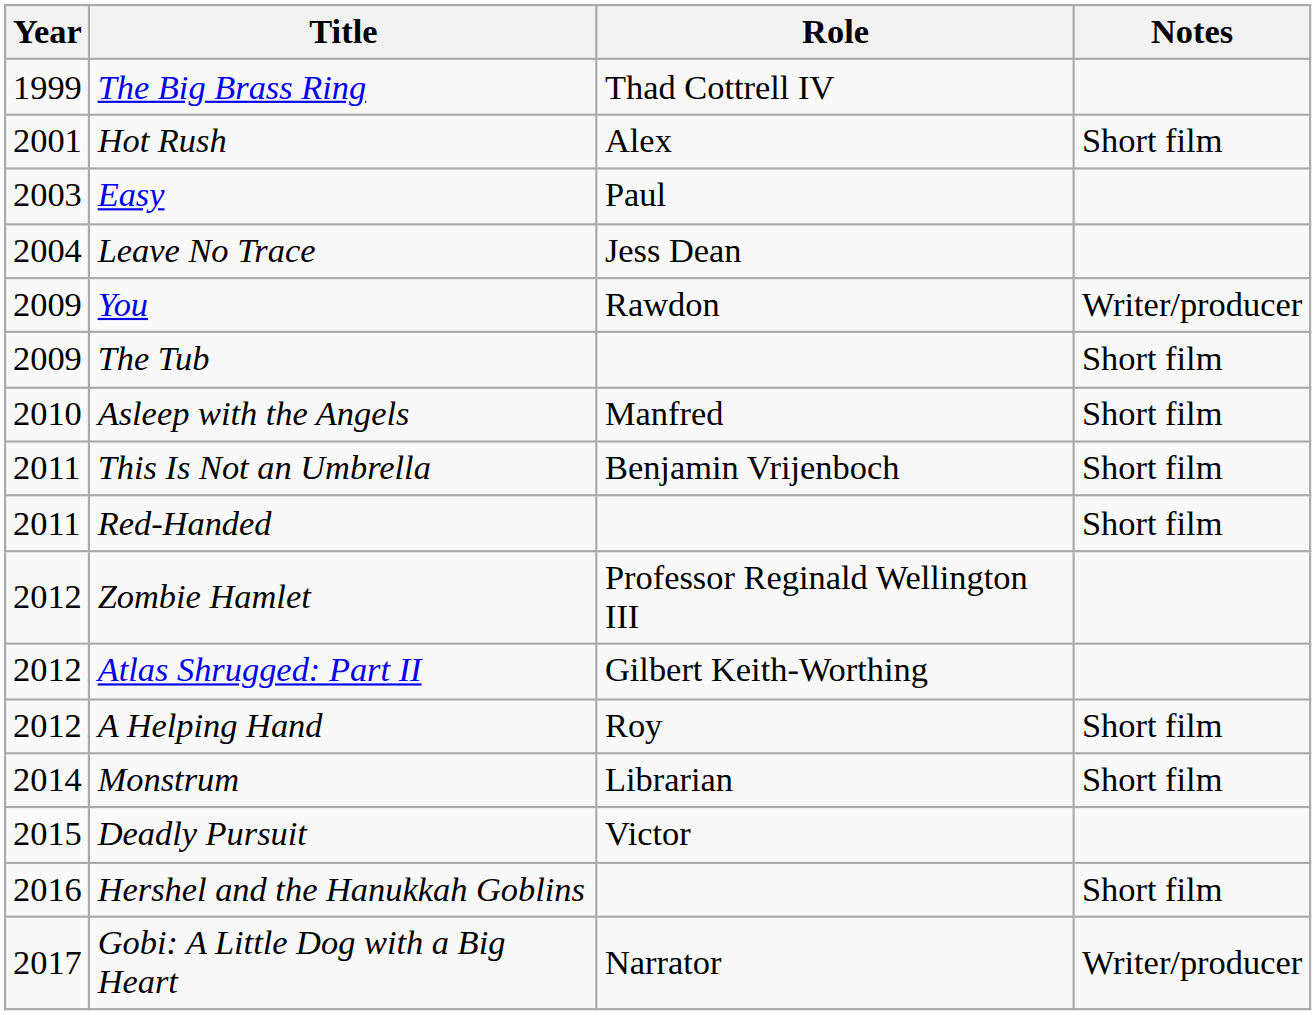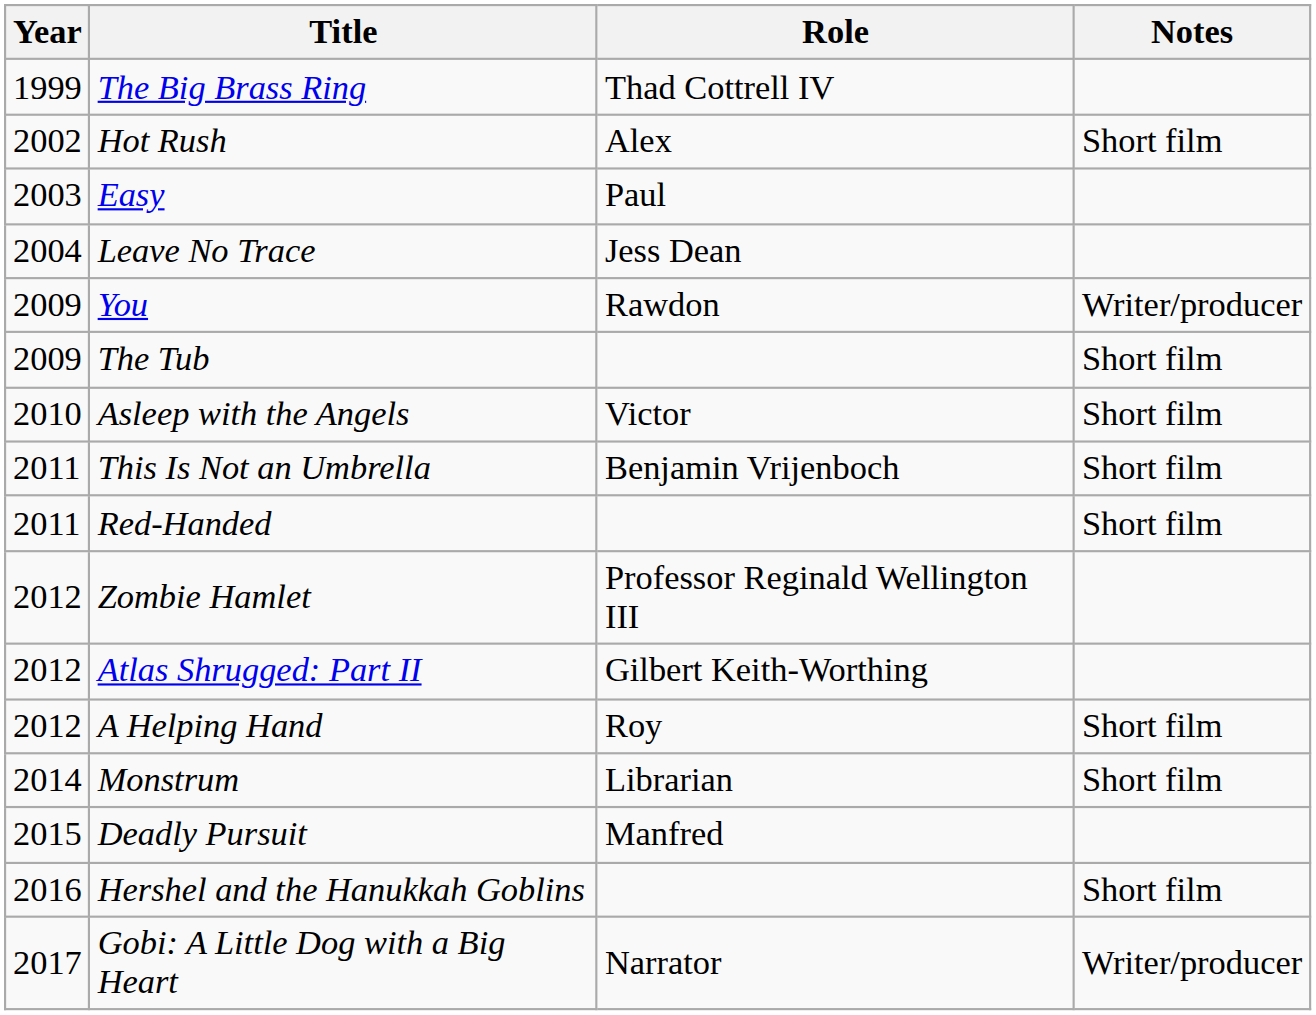(47, 140) 2001 -> (47, 140) 2002
(664, 413) Manfred -> (648, 413) Victor
(648, 834) Victor -> (664, 834) Manfred
